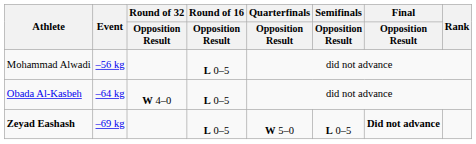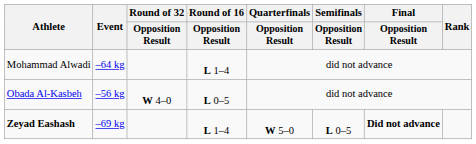(110, 65) –56 kg -> (110, 65) –64 kg
(217, 71) L 0–5 -> (217, 71) L 1–4
(110, 94) –64 kg -> (110, 94) –56 kg
(217, 130) L 0–5 -> (217, 130) L 1–4
